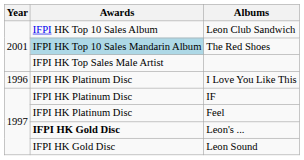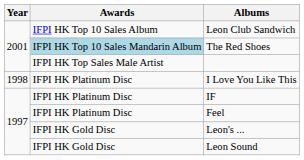(17, 79) 1996 -> (17, 79) 1998
(76, 130) bold -> (74, 130) normal
